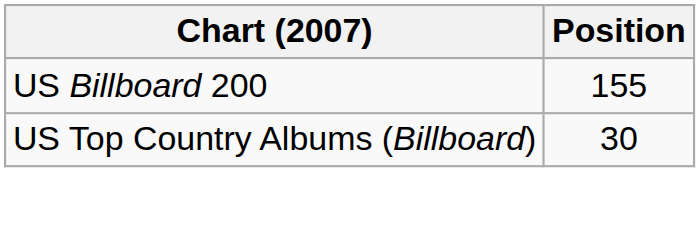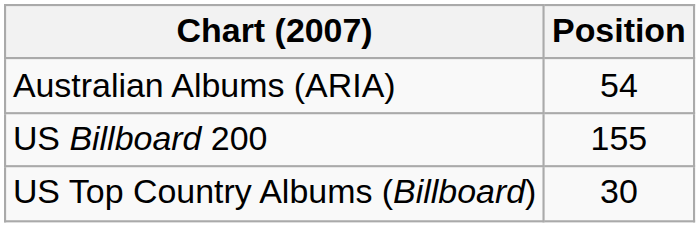+ row: (204, 85)
